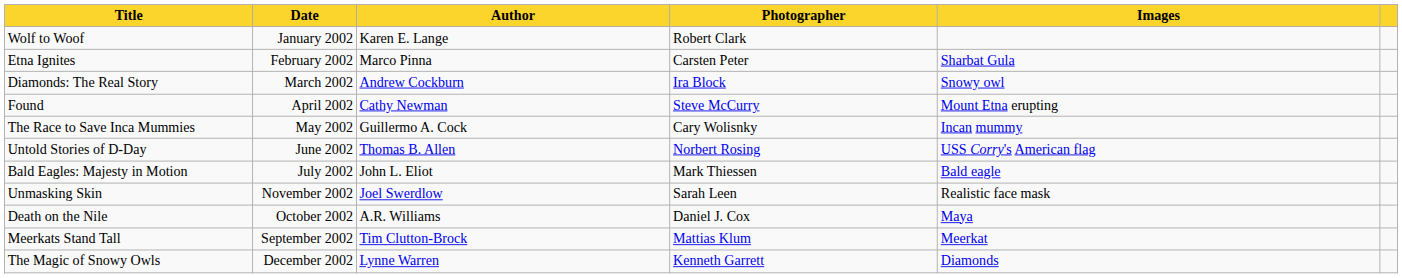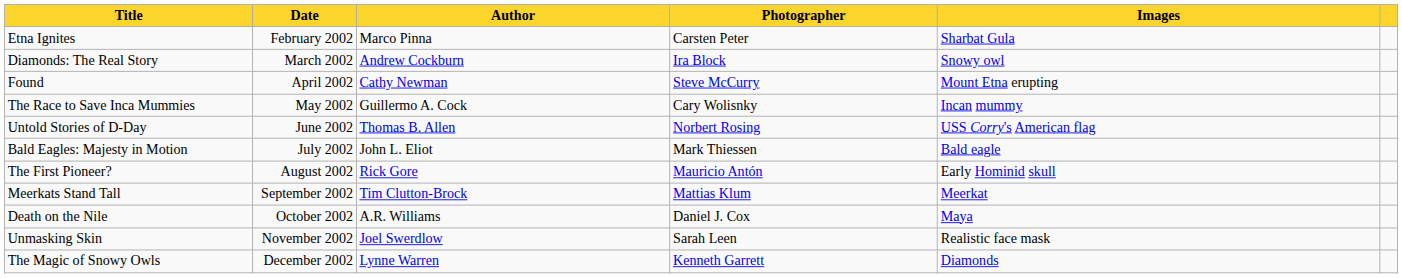- row: (46, 37)
+ row: (60, 171)
rows swapped: (64, 238) <-> (55, 194)
